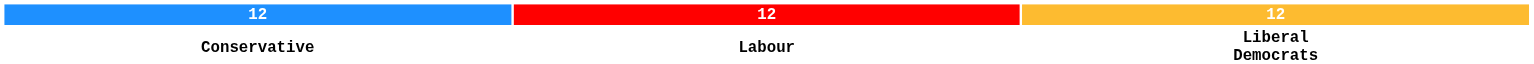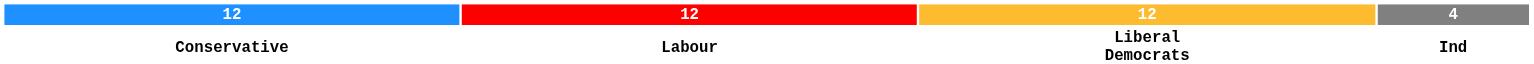+ column: (1453, 15)
